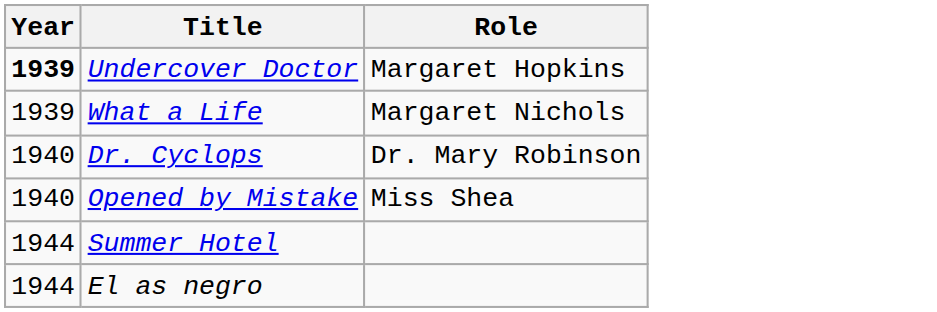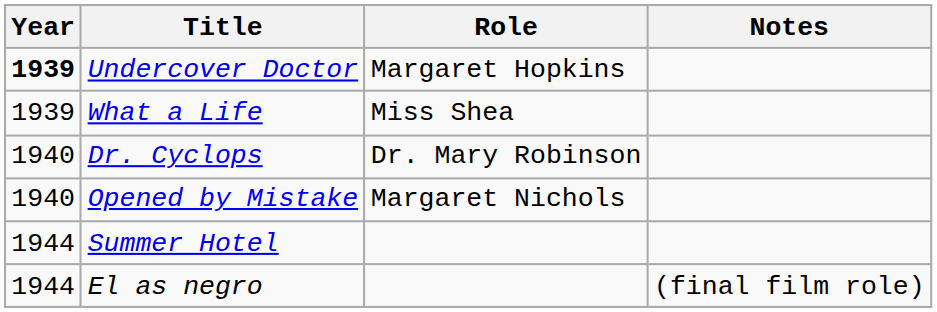+ column: (789, 27)
(498, 113) Margaret Nichols -> (442, 113) Miss Shea
(442, 200) Miss Shea -> (498, 200) Margaret Nichols
